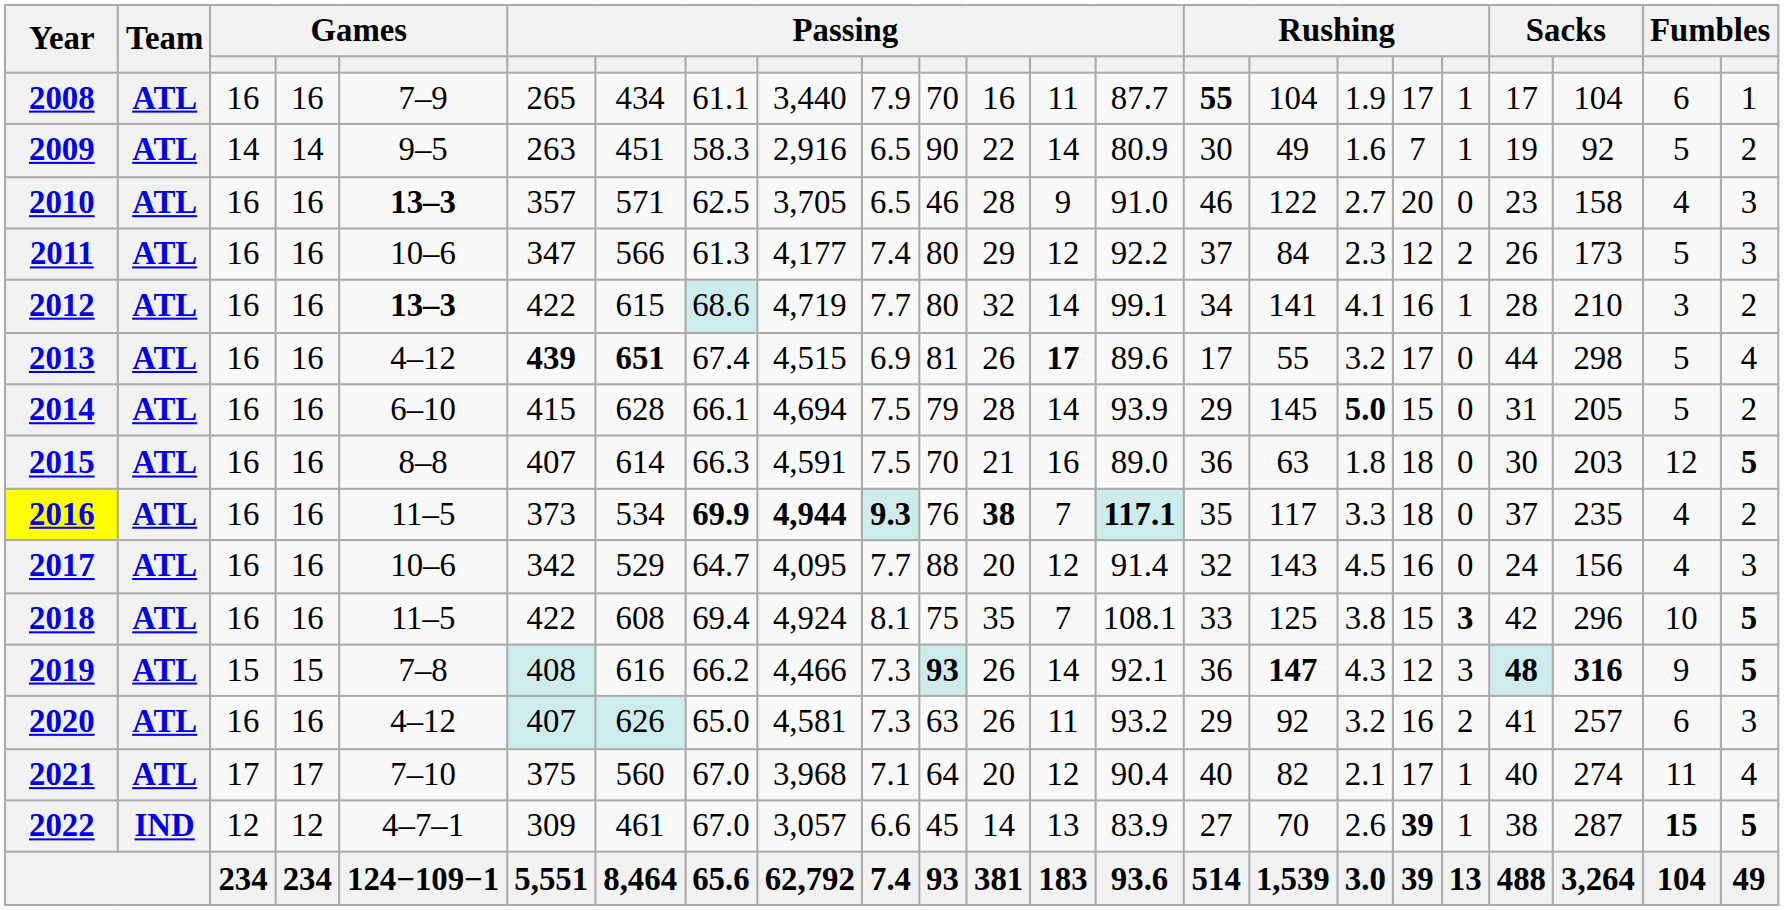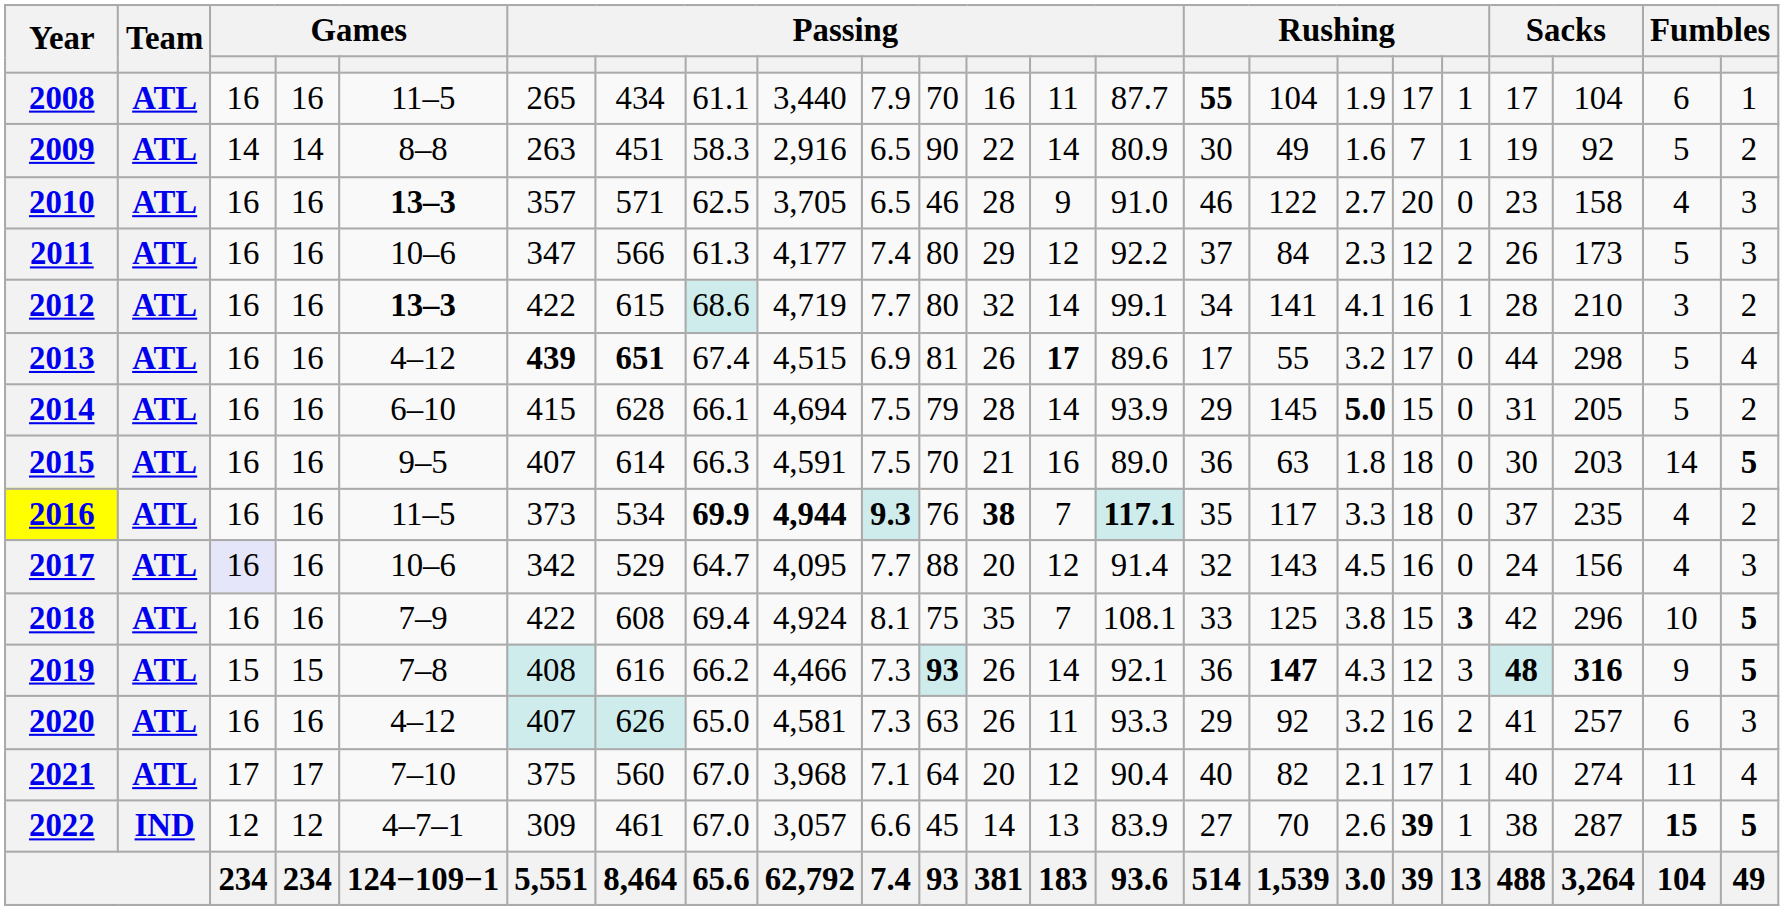(423, 97) 7–9 -> (423, 97) 11–5
(423, 149) 9–5 -> (423, 149) 8–8
(423, 461) 8–8 -> (423, 461) 9–5
(1681, 461) 12 -> (1681, 461) 14
(243, 565) no background -> (243, 565) lavender background
(423, 617) 11–5 -> (423, 617) 7–9
(1140, 721) 93.2 -> (1140, 721) 93.3
